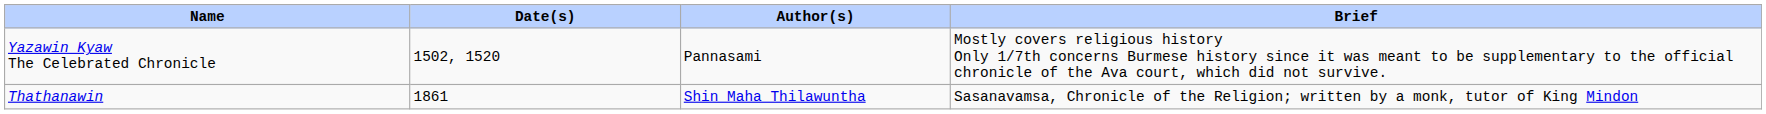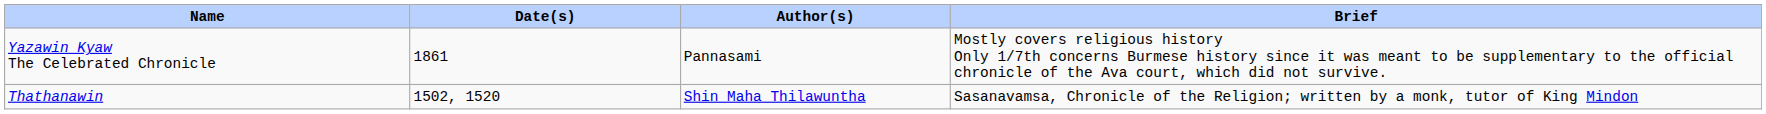(457, 56) 1502, 1520 -> (431, 56) 1861
(431, 97) 1861 -> (457, 97) 1502, 1520
